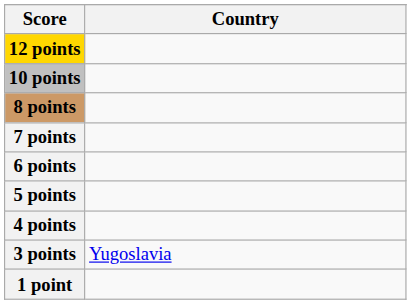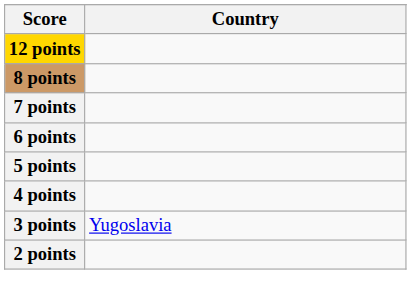- row: (45, 78)
+ row: (45, 254)
- row: (45, 284)
